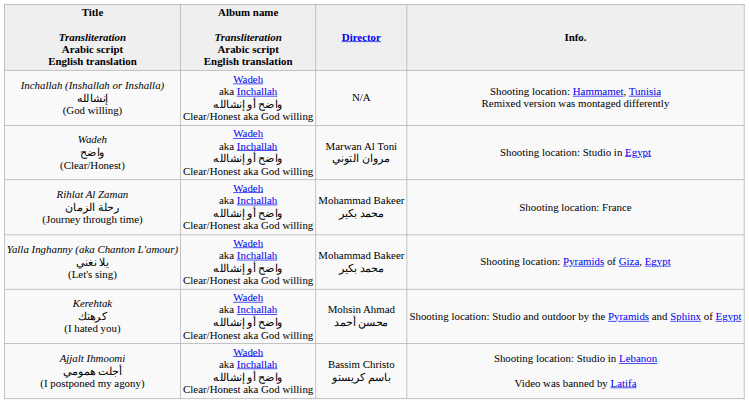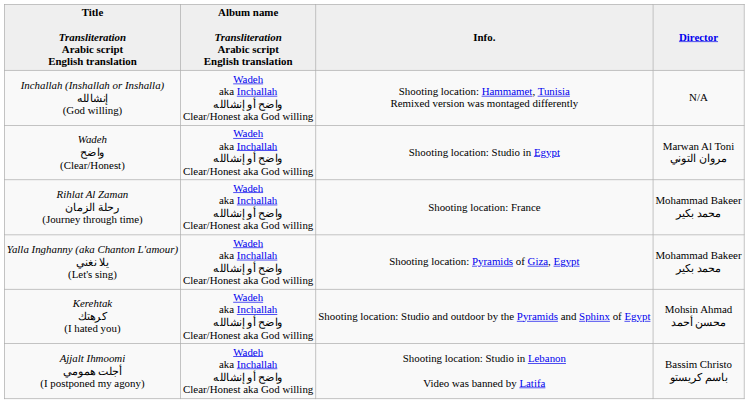columns swapped: (361, 37) <-> (575, 37)
